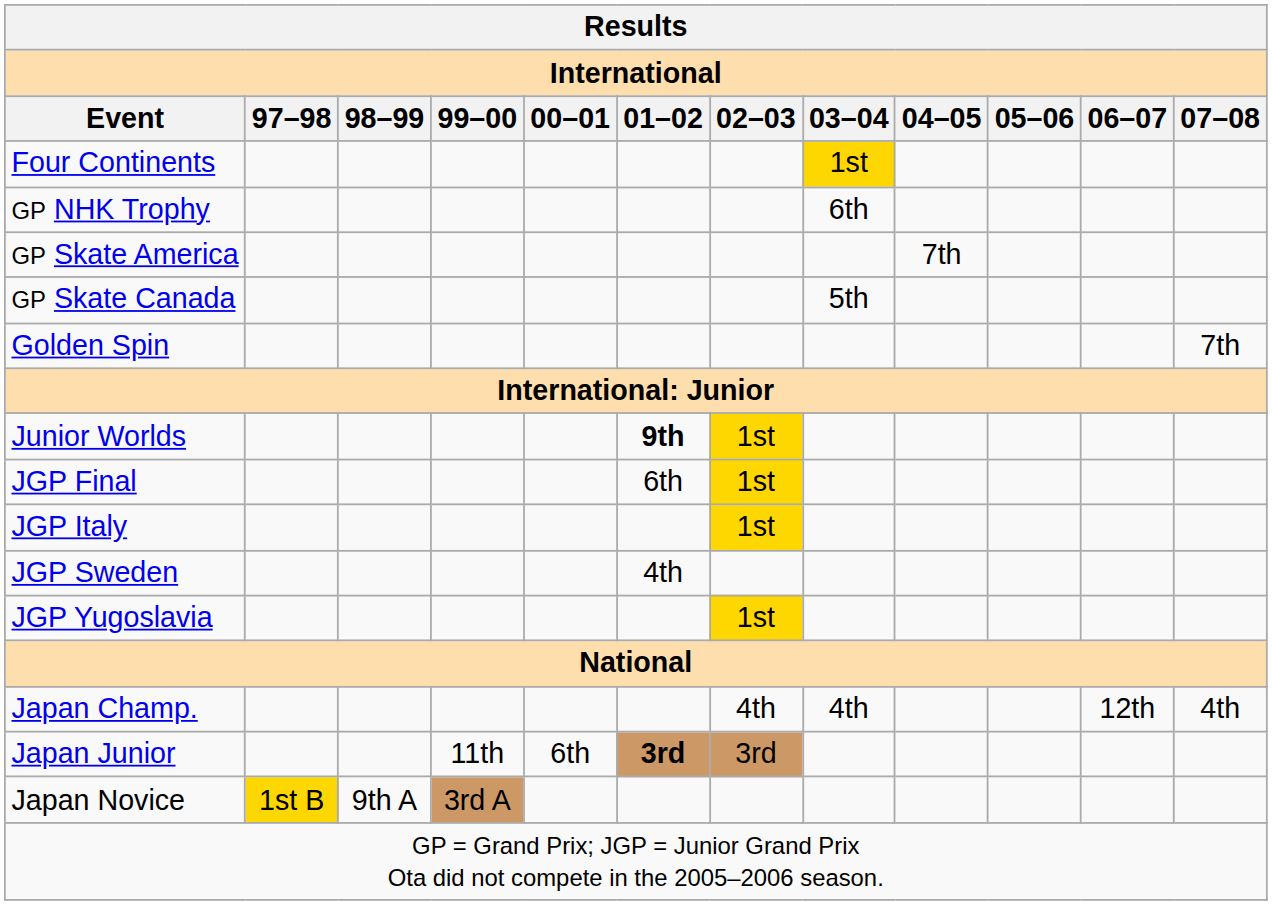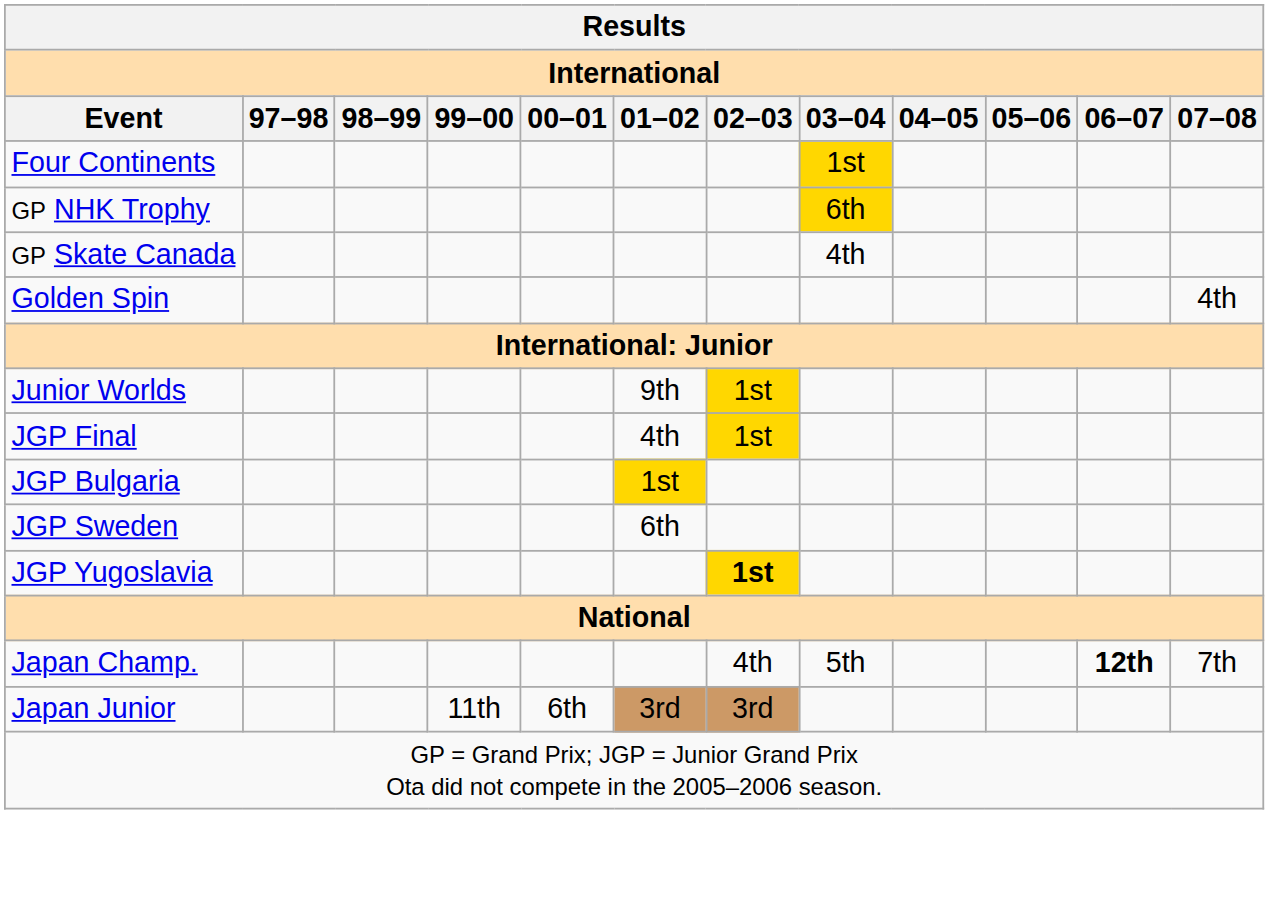(849, 208) no background -> (846, 208) gold background
- row: (125, 254)
(849, 299) 5th -> (846, 254) 4th
(1220, 345) 7th -> (1217, 299) 4th
(663, 436) bold -> (660, 390) normal
(663, 481) 6th -> (660, 436) 4th
+ row: (96, 481)
- row: (69, 526)
(663, 572) 4th -> (660, 526) 6th
(756, 617) normal -> (753, 572) bold
(849, 708) 4th -> (846, 663) 5th
(1127, 708) normal -> (1124, 663) bold
(1220, 708) 4th -> (1217, 663) 7th
(663, 753) bold -> (660, 708) normal
- row: (98, 799)
